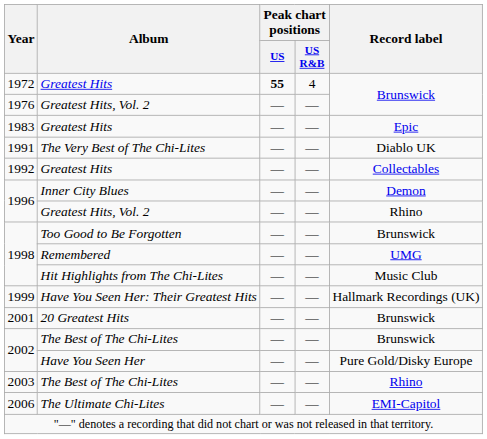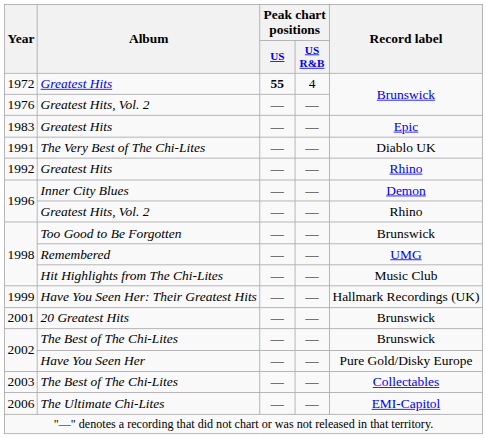(406, 169) Collectables -> (406, 169) Rhino
(406, 382) Rhino -> (406, 382) Collectables
